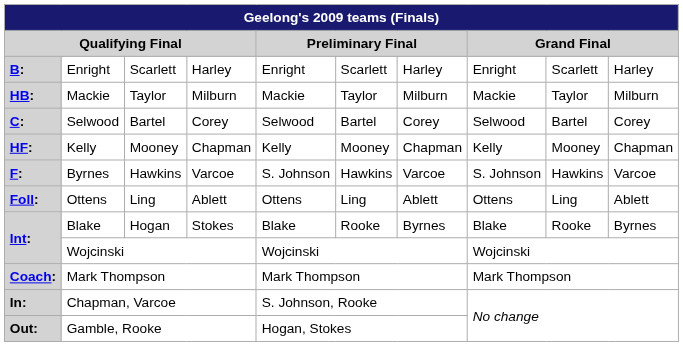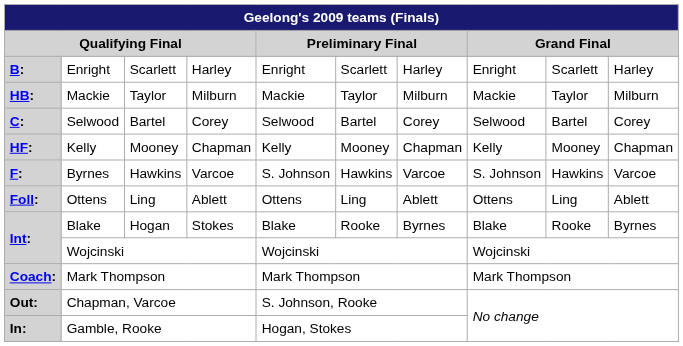(18, 303) In: -> (24, 303) Out:
(24, 329) Out: -> (18, 329) In:
